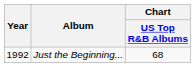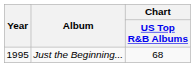(18, 54) 1992 -> (18, 54) 1995
